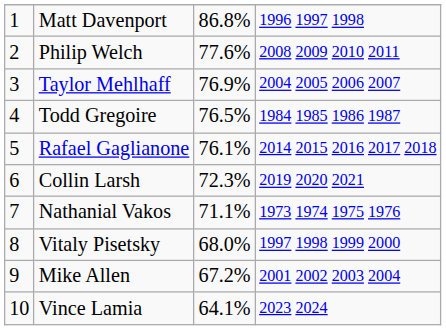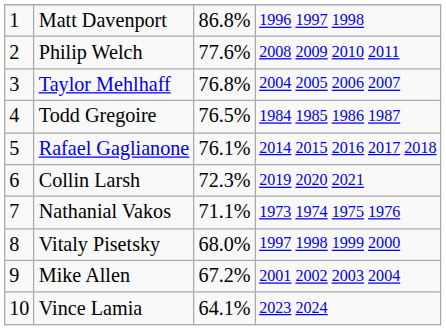(225, 84) 76.9% -> (225, 84) 76.8%
